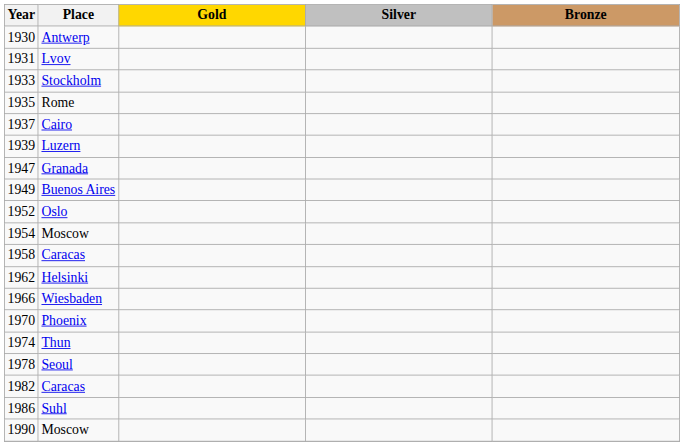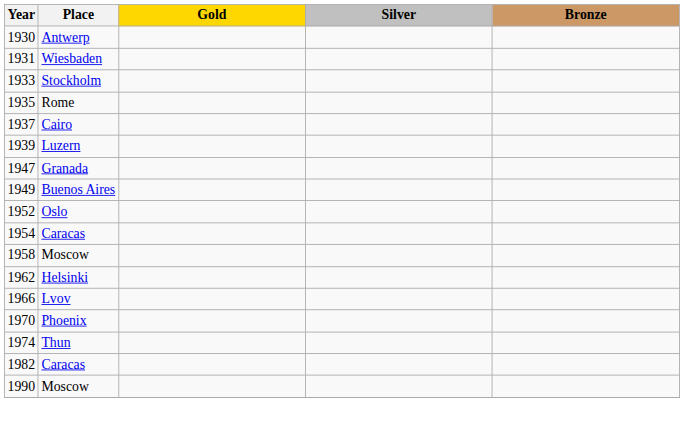(56, 59) Lvov -> (72, 59) Wiesbaden
(65, 233) Moscow -> (63, 233) Caracas
(63, 255) Caracas -> (65, 255) Moscow
(72, 299) Wiesbaden -> (56, 299) Lvov
- row: (21, 364)
- row: (21, 408)
